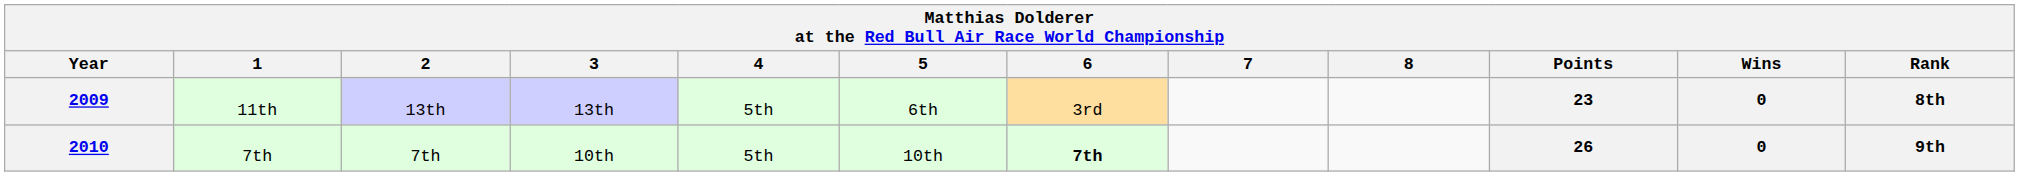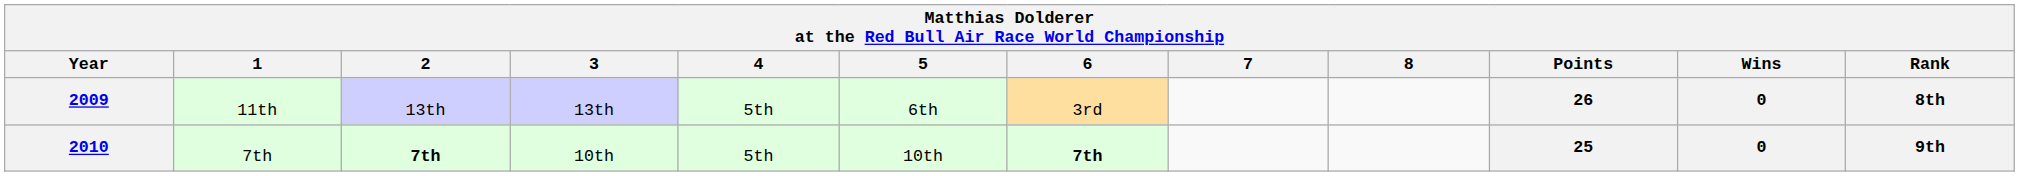(1583, 101) 23 -> (1583, 101) 26
(426, 157) normal -> (426, 157) bold
(1583, 148) 26 -> (1583, 148) 25
